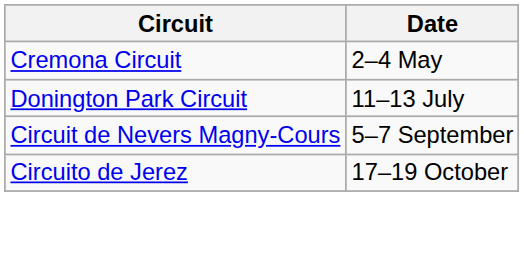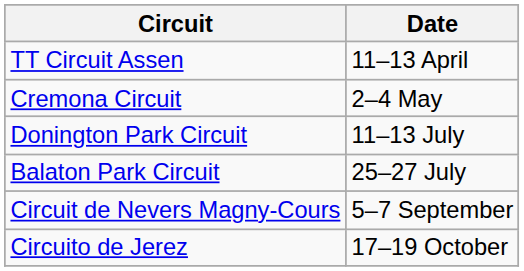+ row: (97, 60)
+ row: (115, 172)
